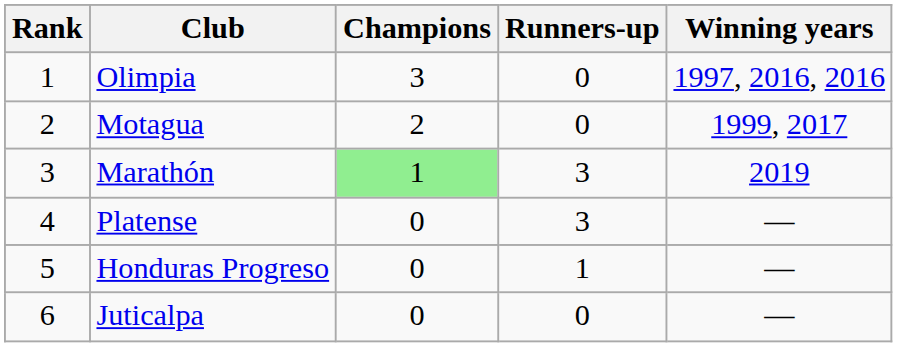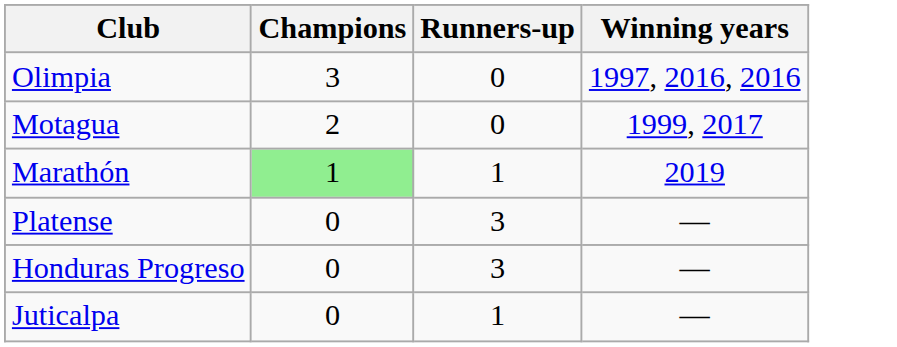- column: (47, 28)
(582, 172) 3 -> (498, 172) 1
(582, 268) 1 -> (498, 268) 3
(582, 316) 0 -> (498, 316) 1
